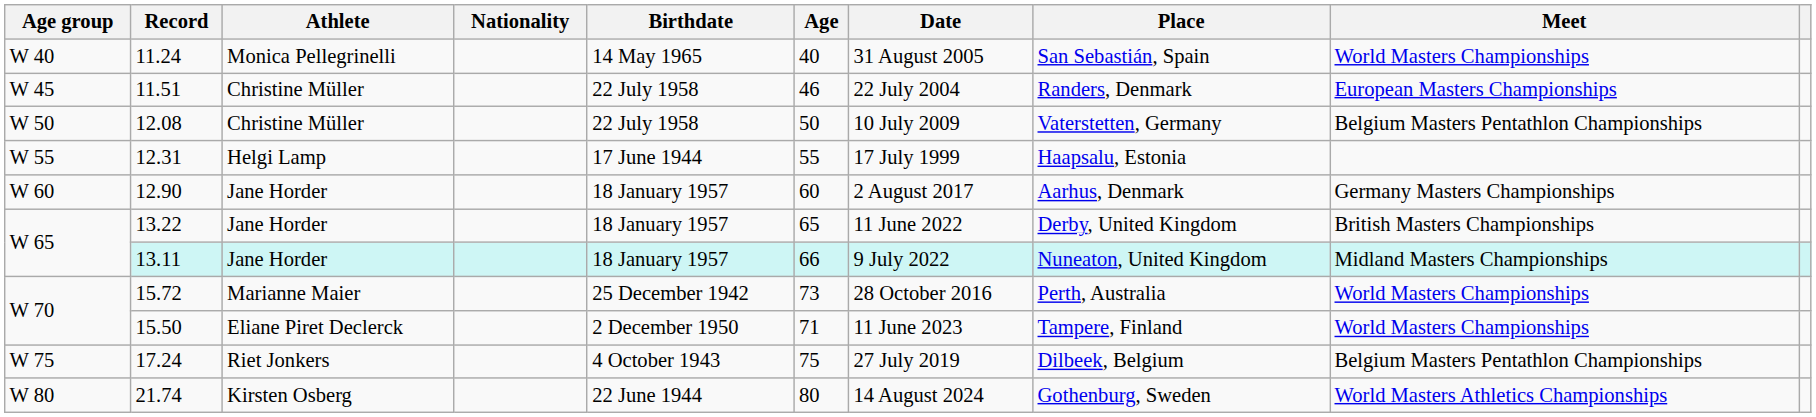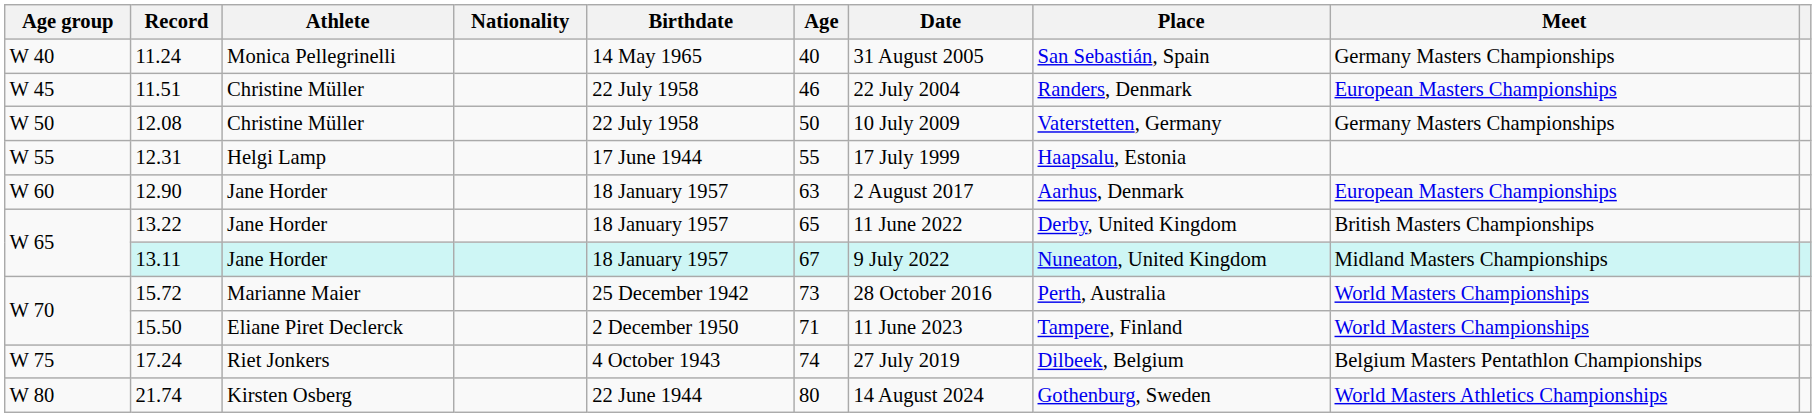(1462, 55) World Masters Championships -> (1475, 55) Germany Masters Championships
(1518, 123) Belgium Masters Pentathlon Championships -> (1475, 123) Germany Masters Championships
(809, 191) 60 -> (809, 191) 63
(1475, 191) Germany Masters Championships -> (1476, 191) European Masters Championships
(809, 259) 66 -> (809, 259) 67
(809, 361) 75 -> (809, 361) 74
